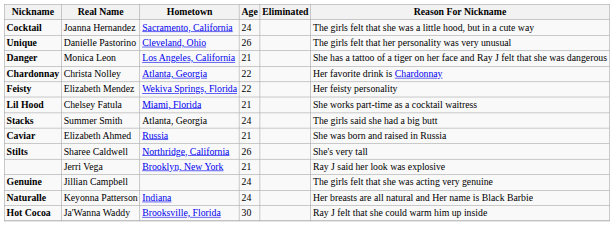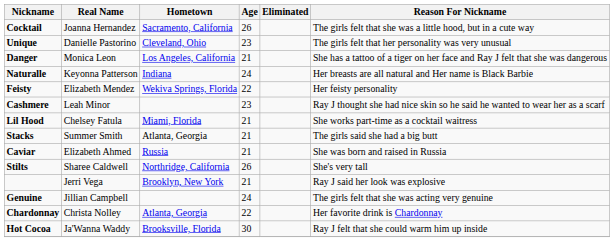(246, 27) 24 -> (246, 27) 26
(246, 43) 26 -> (246, 43) 23
rows swapped: (33, 74) <-> (26, 197)
+ row: (28, 105)
(246, 120) 24 -> (246, 136) 21
